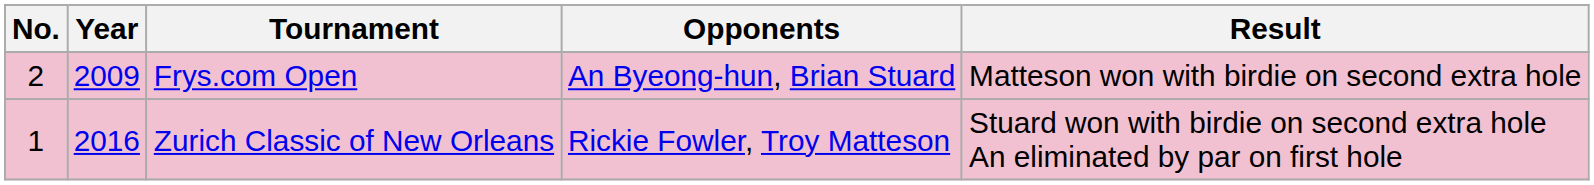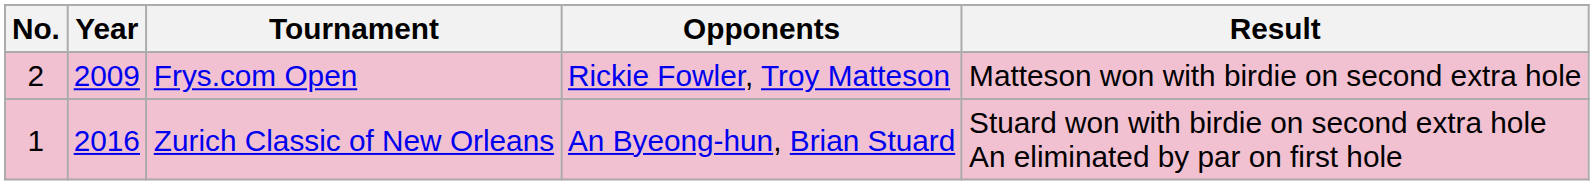(762, 76) An Byeong-hun, Brian Stuard -> (759, 76) Rickie Fowler, Troy Matteson
(759, 140) Rickie Fowler, Troy Matteson -> (762, 140) An Byeong-hun, Brian Stuard
